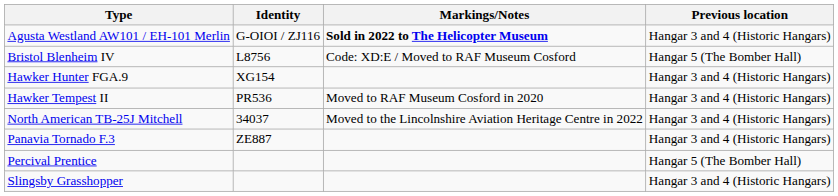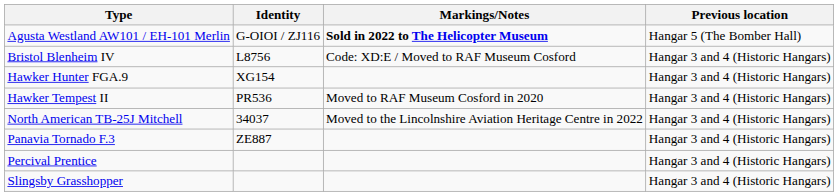(740, 35) Hangar 3 and 4 (Historic Hangars) -> (725, 35) Hangar 5 (The Bomber Hall)
(725, 56) Hangar 5 (The Bomber Hall) -> (740, 56) Hangar 3 and 4 (Historic Hangars)
(725, 160) Hangar 5 (The Bomber Hall) -> (740, 160) Hangar 3 and 4 (Historic Hangars)
